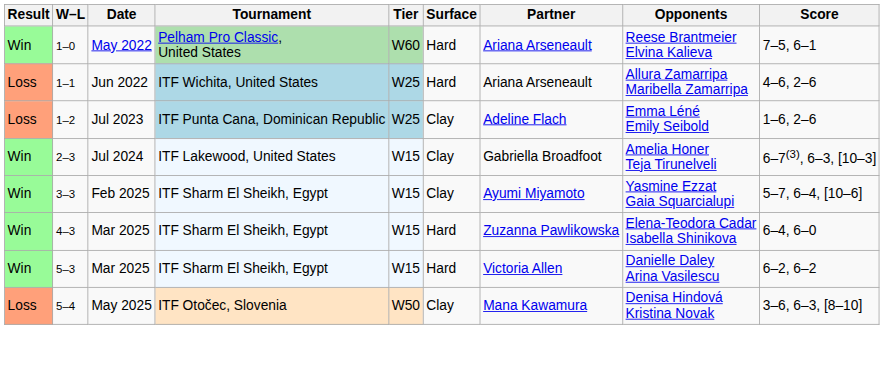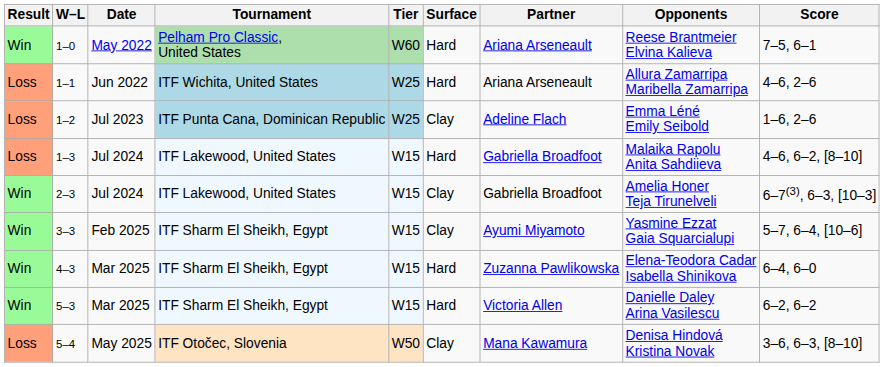+ row: (66, 157)
